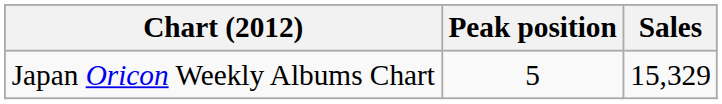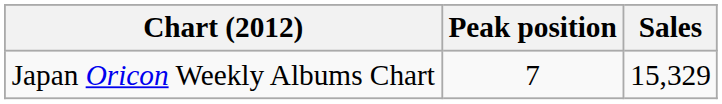(533, 74) 5 -> (533, 74) 7
